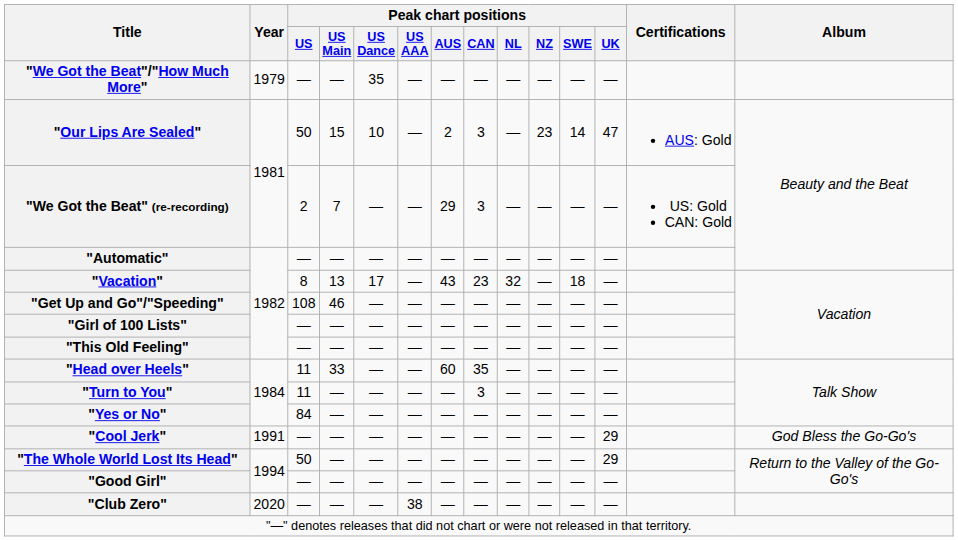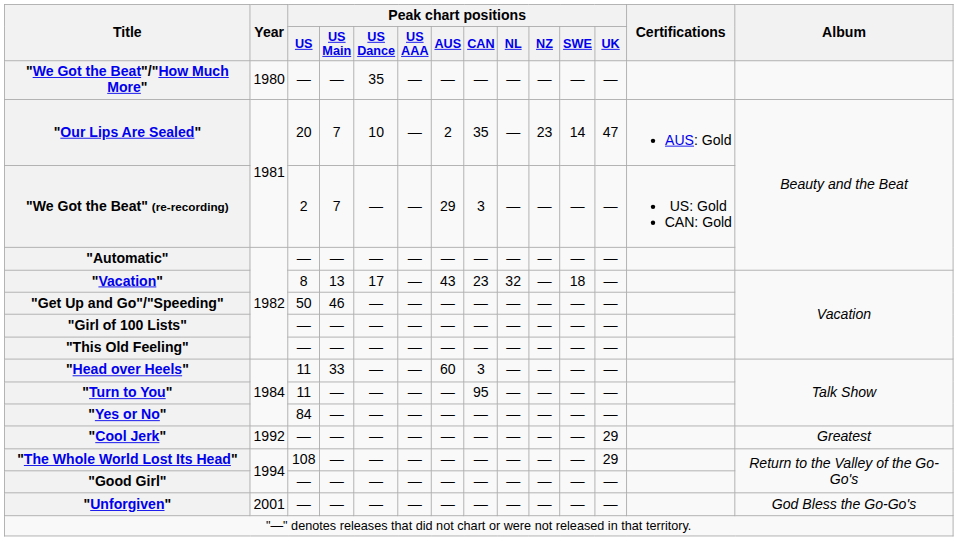(269, 80) 1979 -> (269, 80) 1980
(304, 132) 50 -> (304, 132) 20
(337, 132) 15 -> (337, 132) 7
(481, 132) 3 -> (481, 132) 35
(304, 303) 108 -> (304, 303) 50
(481, 370) 35 -> (481, 370) 3
(481, 392) 3 -> (481, 392) 95
(269, 437) 1991 -> (269, 437) 1992
(844, 437) God Bless the Go-Go's -> (844, 437) Greatest
(304, 459) 50 -> (304, 459) 108
+ row: (127, 504)
- row: (127, 504)
